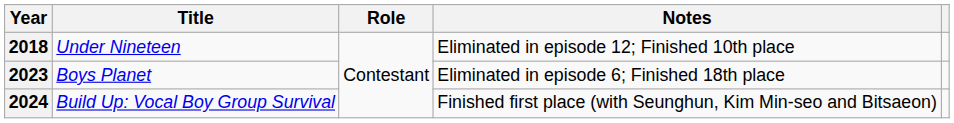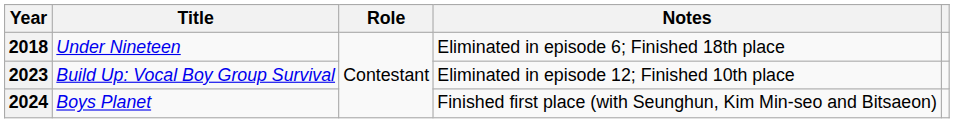(616, 46) Eliminated in episode 12; Finished 10th place -> (611, 46) Eliminated in episode 6; Finished 18th place
(104, 74) Boys Planet -> (196, 74) Build Up: Vocal Boy Group Survival
(611, 74) Eliminated in episode 6; Finished 18th place -> (616, 74) Eliminated in episode 12; Finished 10th place
(196, 103) Build Up: Vocal Boy Group Survival -> (104, 103) Boys Planet
